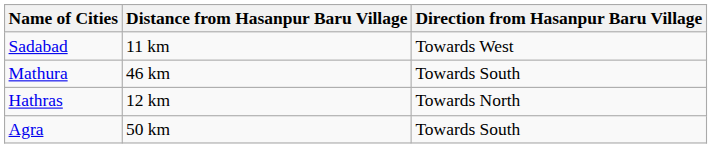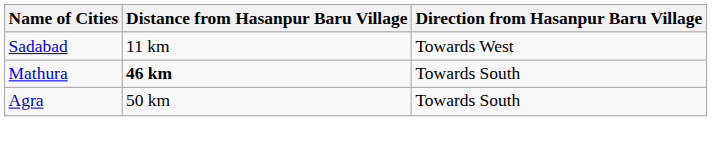(148, 73) normal -> (149, 73) bold
- row: (36, 101)
